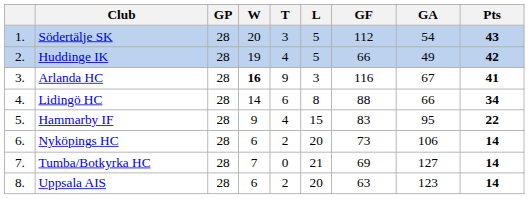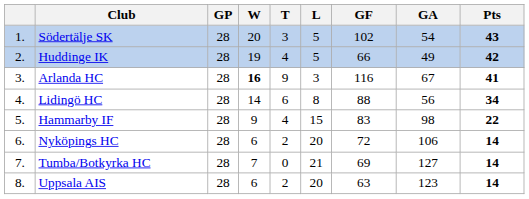(364, 36) 112 -> (364, 36) 102
(428, 99) 66 -> (428, 99) 56
(428, 120) 95 -> (428, 120) 98
(364, 141) 73 -> (364, 141) 72
